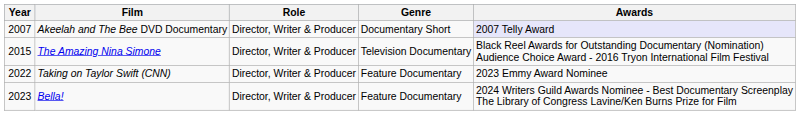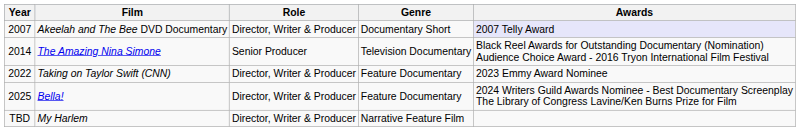(20, 51) 2015 -> (20, 51) 2014
(294, 51) Director, Writer & Producer -> (270, 51) Senior Producer
(20, 96) 2023 -> (20, 96) 2025
+ row: (63, 118)
